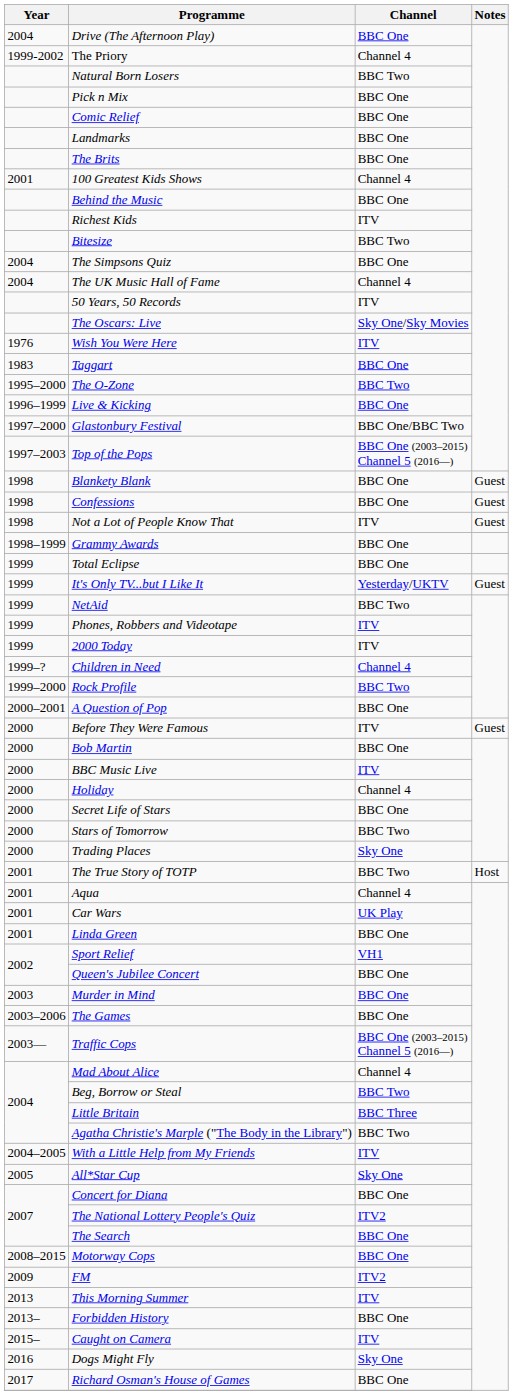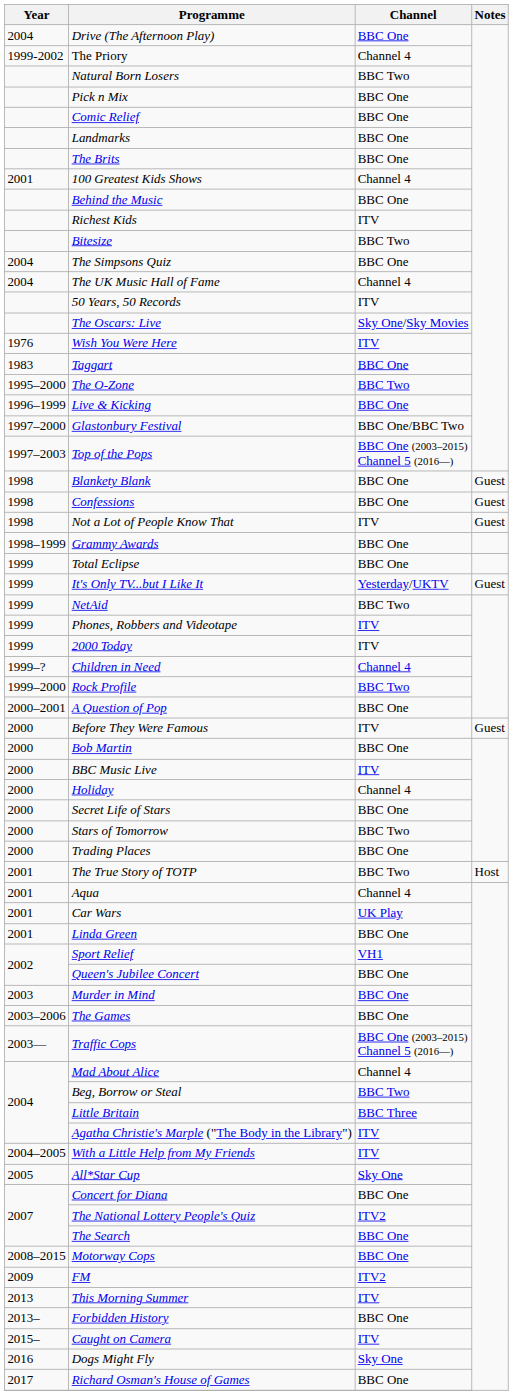(380, 851) Sky One -> (383, 851) BBC One
(384, 1133) BBC Two -> (369, 1133) ITV
